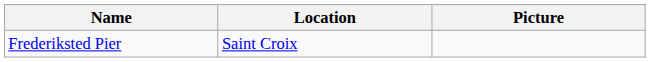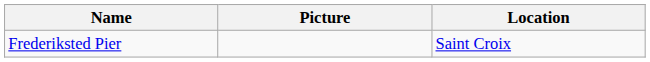columns swapped: (325, 17) <-> (539, 17)
